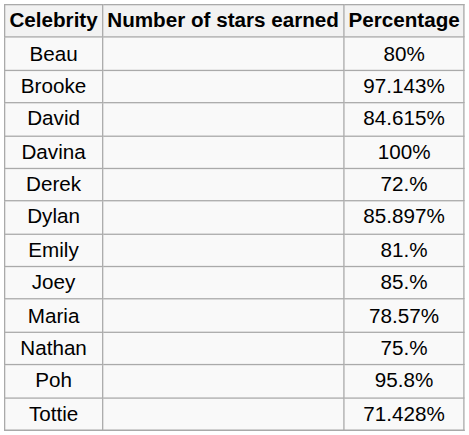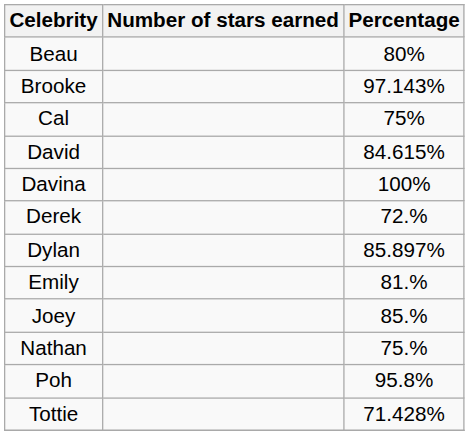+ row: (54, 119)
- row: (54, 315)
